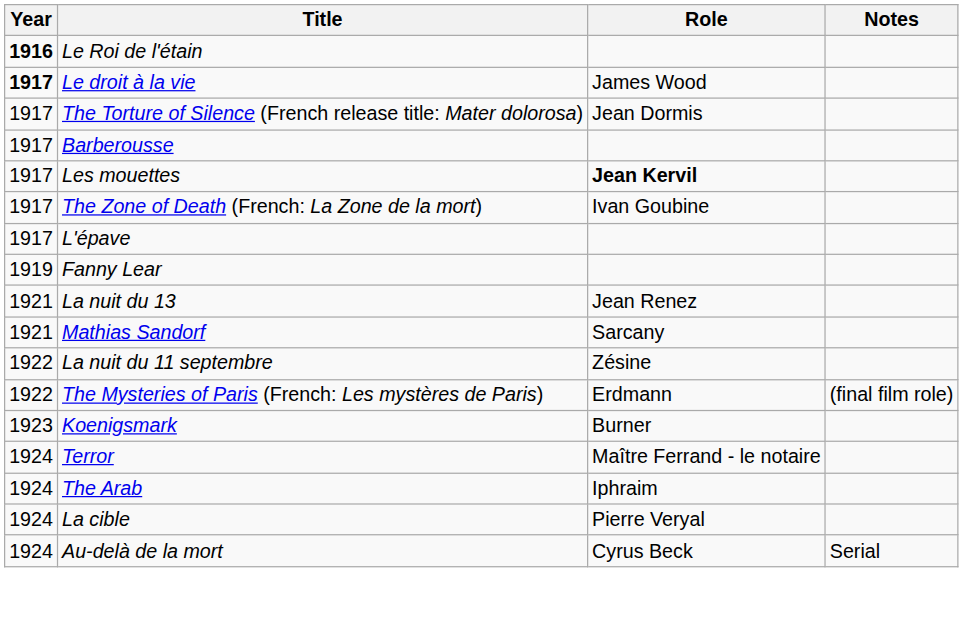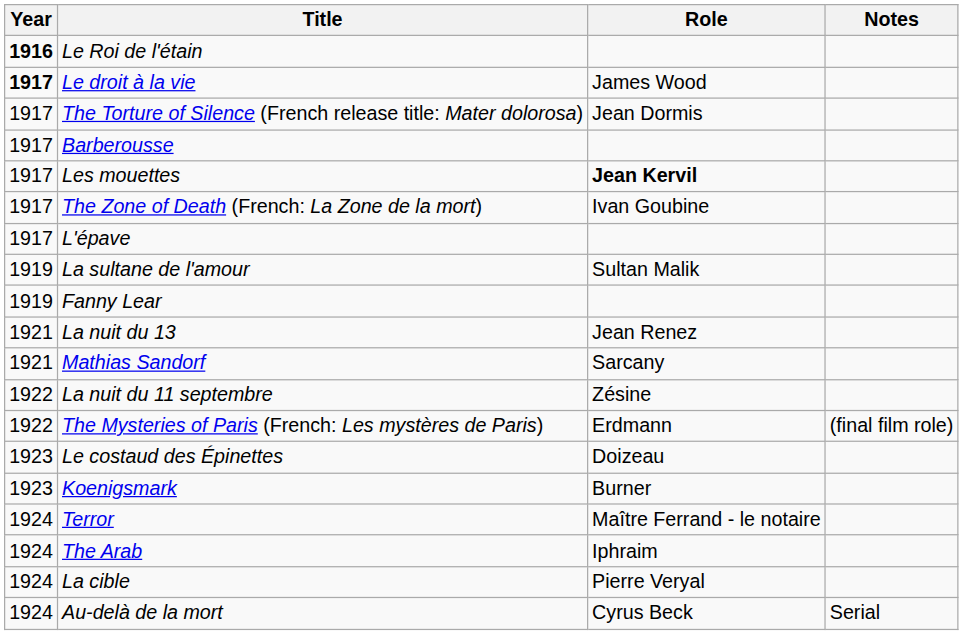+ row: (156, 269)
+ row: (173, 457)
